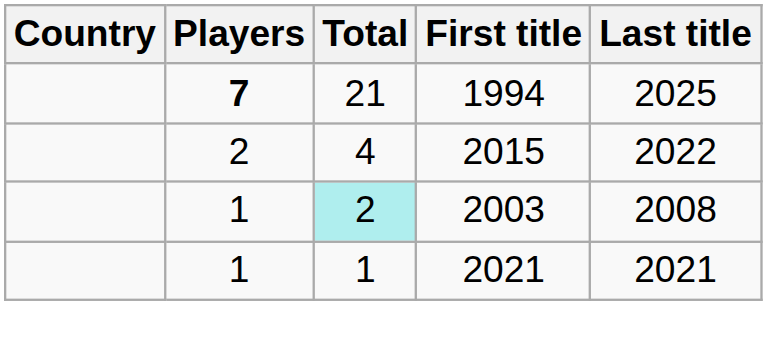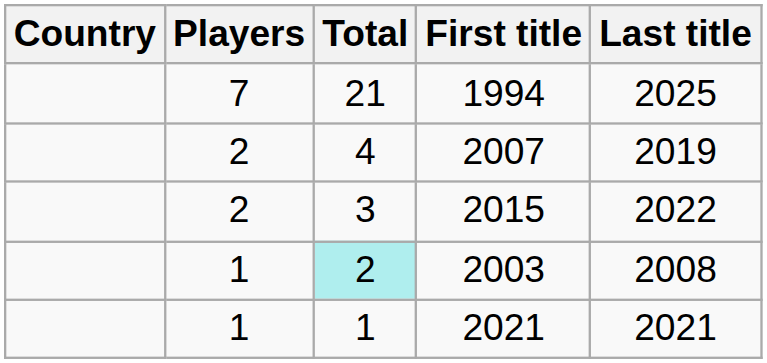(239, 92) bold -> (239, 92) normal
+ row: (504, 151)
(365, 151) 4 -> (365, 210) 3
